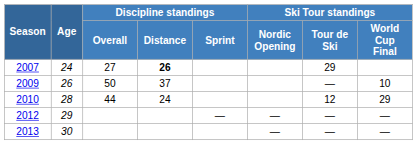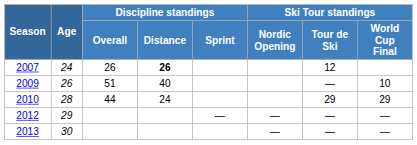(110, 68) 27 -> (110, 68) 26
(330, 68) 29 -> (330, 68) 12
(110, 84) 50 -> (110, 84) 51
(165, 84) 37 -> (165, 84) 40
(330, 100) 12 -> (330, 100) 29
